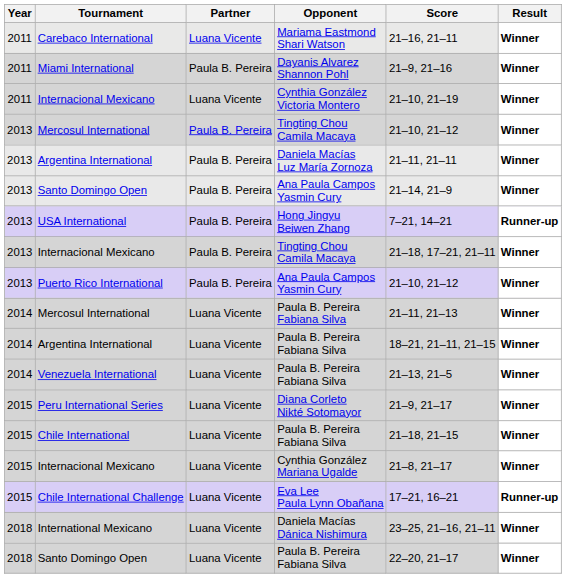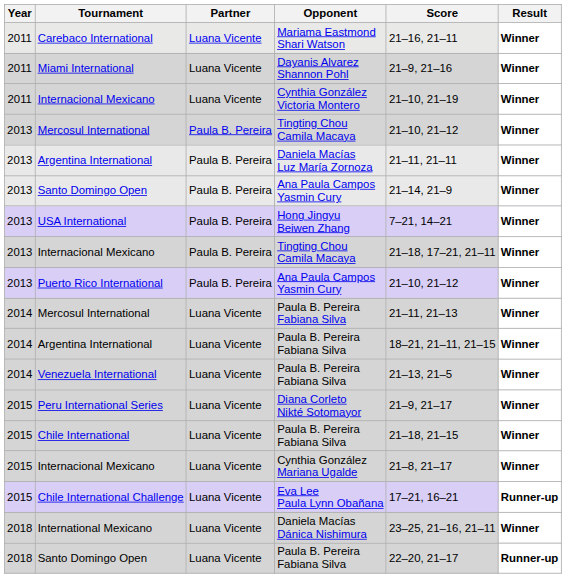(230, 69) Paula B. Pereira -> (225, 69) Luana Vicente
(530, 222) Runner-up -> (520, 222) Winner
(520, 558) Winner -> (530, 558) Runner-up
